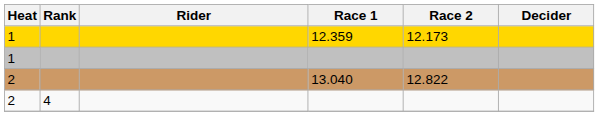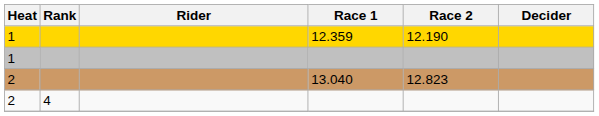(427, 37) 12.173 -> (427, 37) 12.190
(427, 80) 12.822 -> (427, 80) 12.823
